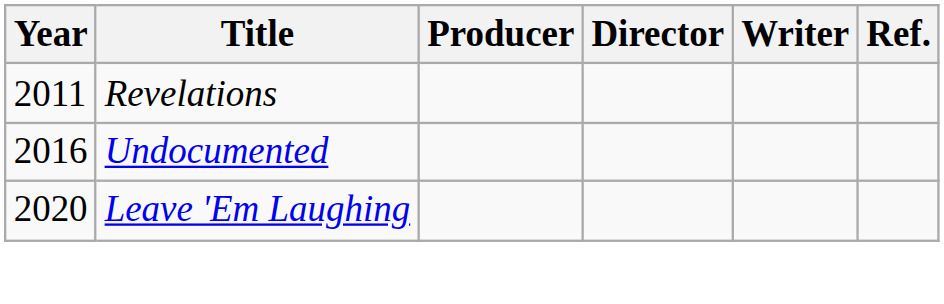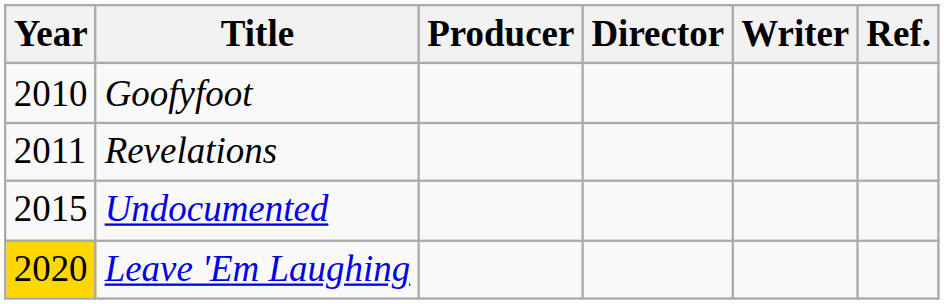+ row: (179, 92)
(51, 151) 2016 -> (51, 209) 2015
(51, 209) no background -> (51, 268) gold background
